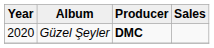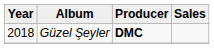(21, 33) 2020 -> (21, 33) 2018
